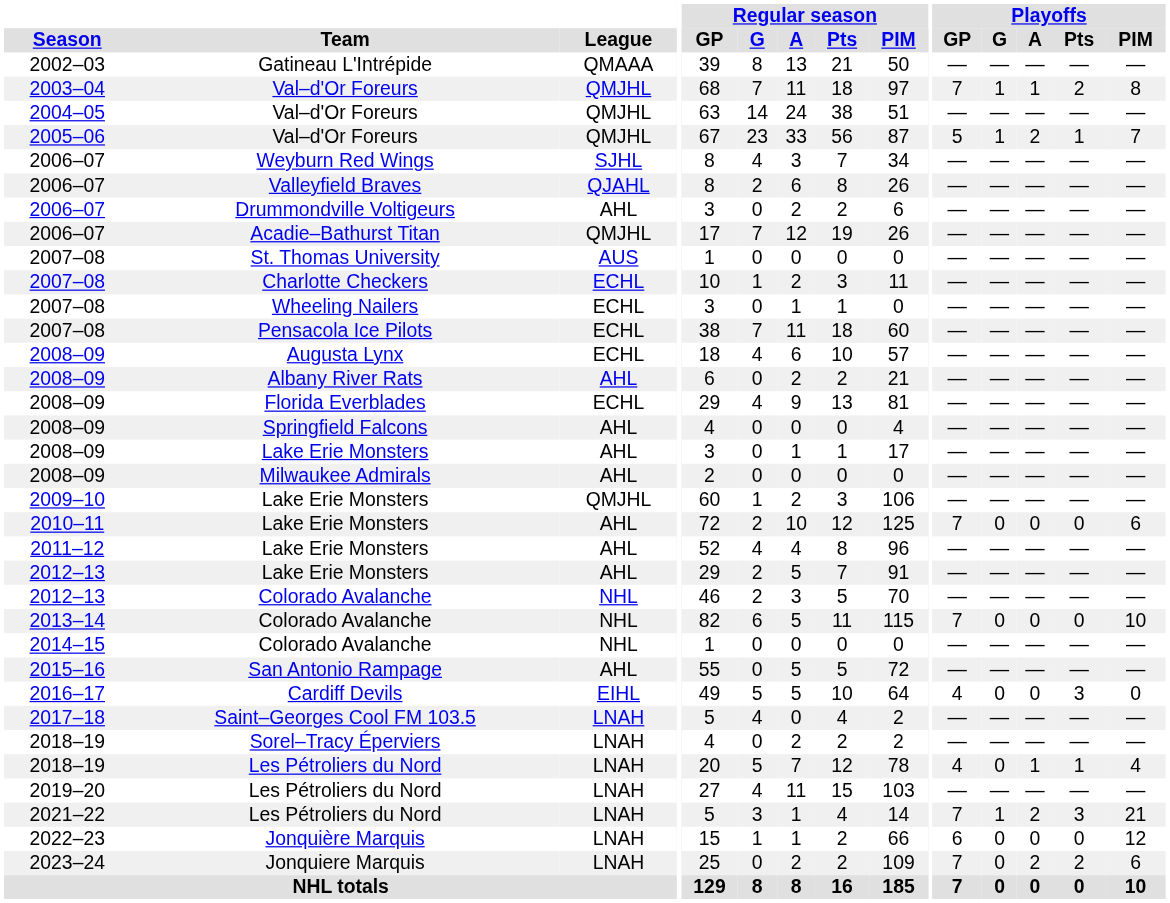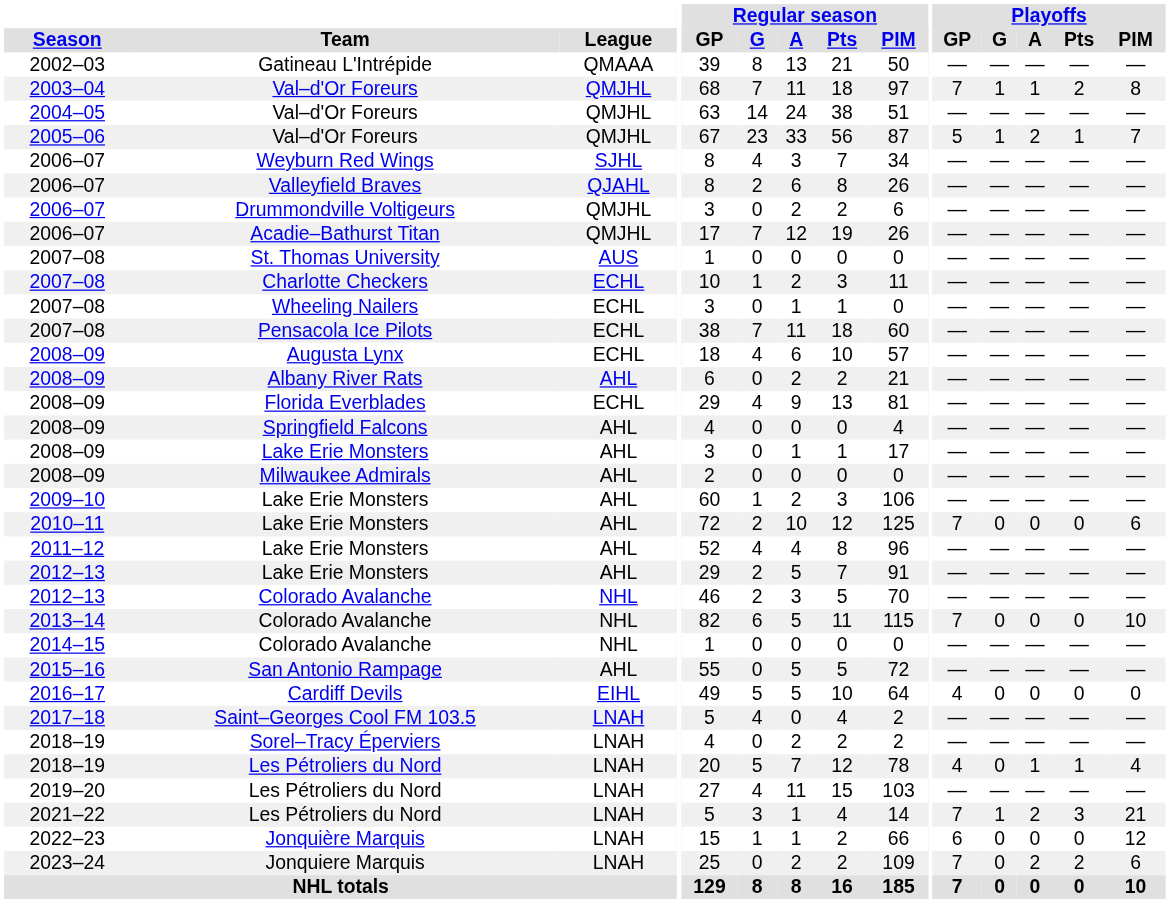(618, 209) AHL -> (619, 209) QMJHL
(619, 499) QMJHL -> (618, 499) AHL
(1079, 693) 3 -> (1079, 693) 0
